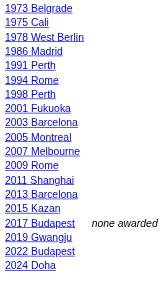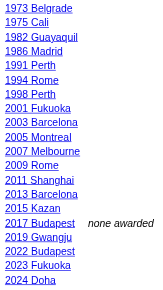- row: (44, 37)
+ row: (41, 37)
+ row: (38, 266)
